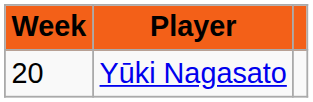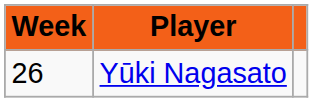(28, 73) 20 -> (28, 73) 26
